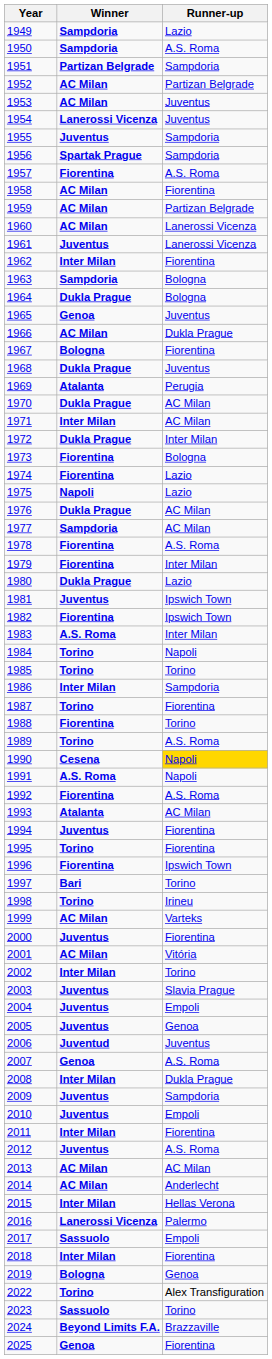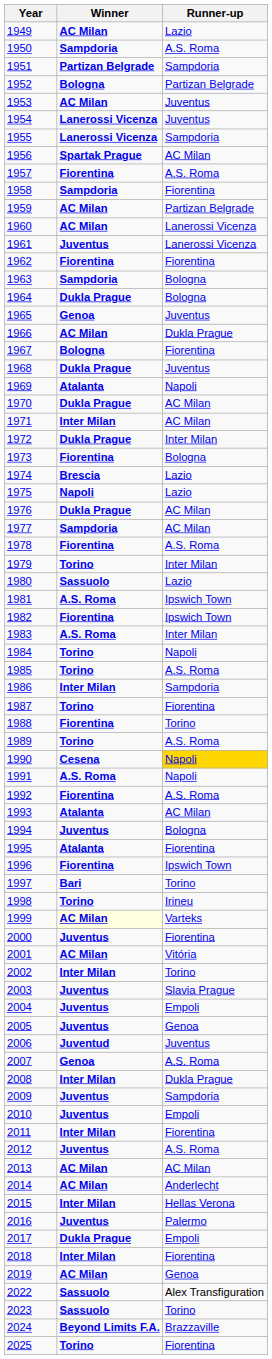(89, 31) Sampdoria -> (84, 31) AC Milan
(84, 84) AC Milan -> (82, 84) Bologna
(84, 137) Juventus -> (108, 137) Lanerossi Vicenza
(192, 155) Sampdoria -> (188, 155) AC Milan
(84, 191) AC Milan -> (89, 191) Sampdoria
(88, 262) Inter Milan -> (87, 262) Fiorentina
(184, 386) Perugia -> (181, 386) Napoli
(87, 475) Fiorentina -> (80, 475) Brescia
(87, 564) Fiorentina -> (77, 564) Torino
(95, 581) Dukla Prague -> (85, 581) Sassuolo
(84, 599) Juventus -> (88, 599) A.S. Roma
(180, 670) Torino -> (192, 670) A.S. Roma
(190, 830) Fiorentina -> (186, 830) Bologna
(77, 848) Torino -> (82, 848) Atalanta
(84, 919) no background -> (84, 919) lightyellow background
(108, 1221) Lanerossi Vicenza -> (84, 1221) Juventus
(85, 1238) Sassuolo -> (95, 1238) Dukla Prague
(82, 1274) Bologna -> (84, 1274) AC Milan
(77, 1292) Torino -> (85, 1292) Sassuolo
(77, 1345) Genoa -> (77, 1345) Torino
